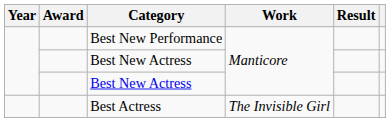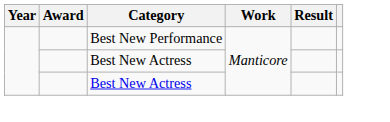- row: (126, 106)
